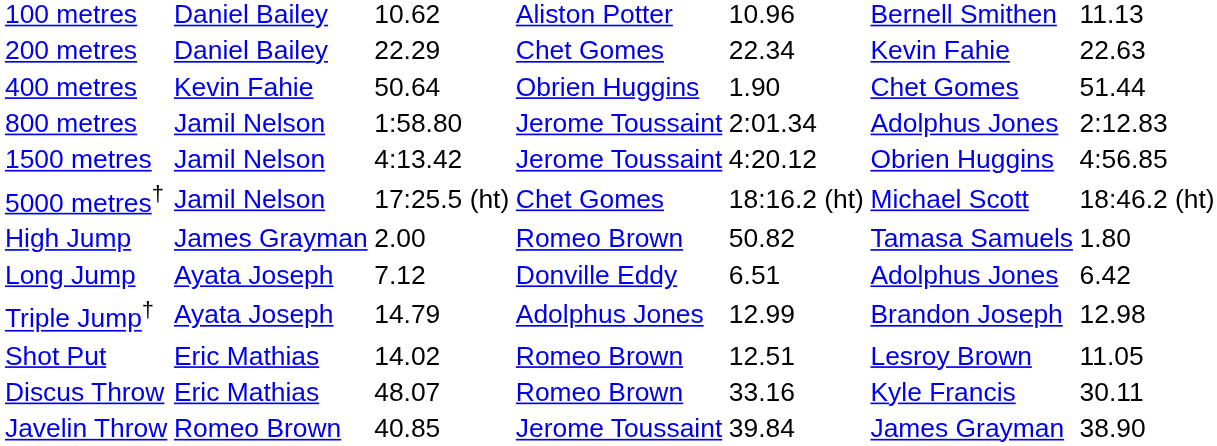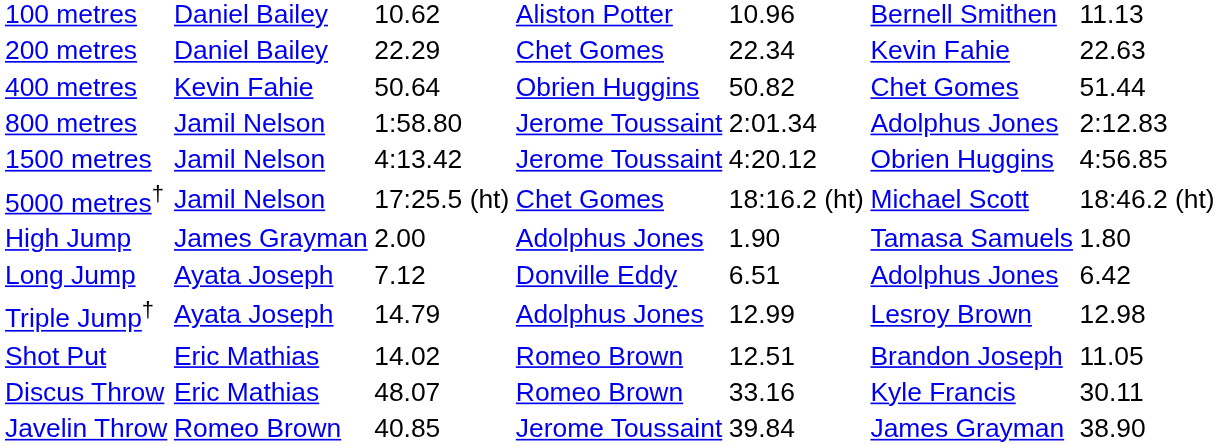(755, 87) 1.90 -> (762, 87) 50.82
(599, 239) Romeo Brown -> (610, 239) Adolphus Jones
(762, 239) 50.82 -> (755, 239) 1.90
(967, 315) Brandon Joseph -> (951, 315) Lesroy Brown
(951, 355) Lesroy Brown -> (967, 355) Brandon Joseph
